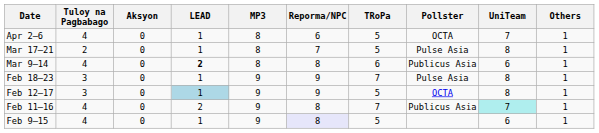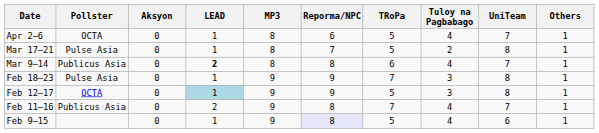columns swapped: (442, 16) <-> (85, 16)
(507, 64) 6 -> (507, 64) 7
(507, 107) paleturquoise background -> (507, 107) no background
